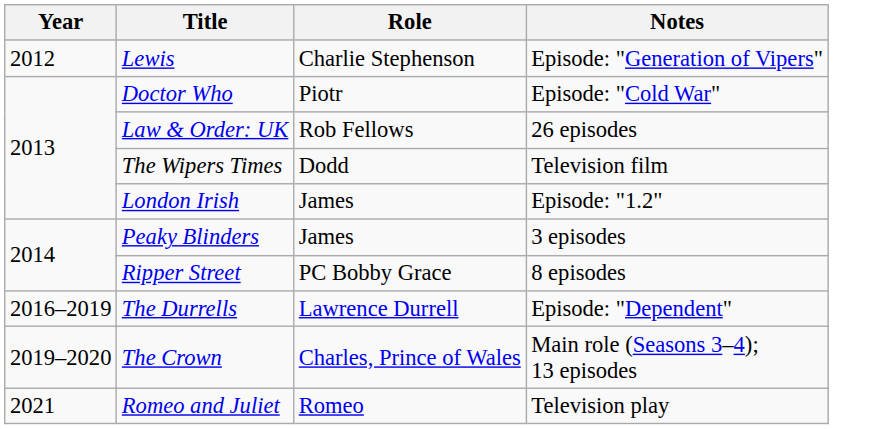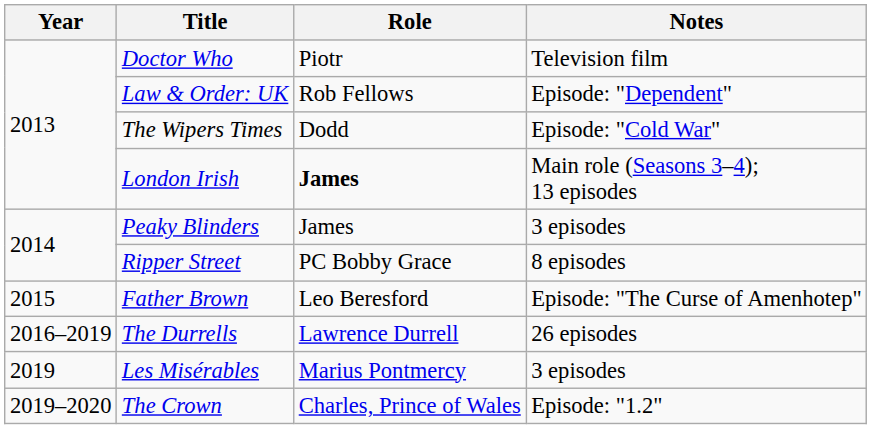- row: (148, 58)
(626, 93) Episode: "Cold War" -> (600, 58) Television film
(584, 129) 26 episodes -> (632, 93) Episode: "Dependent"
(600, 165) Television film -> (626, 129) Episode: "Cold War"
(326, 201) normal -> (329, 178) bold
(597, 201) Episode: "1.2" -> (645, 178) Main role (Seasons 3–4); 13 episodes
+ row: (185, 298)
(632, 308) Episode: "Dependent" -> (584, 333) 26 episodes
+ row: (190, 369)
(645, 357) Main role (Seasons 3–4); 13 episodes -> (597, 405) Episode: "1.2"
- row: (201, 405)
